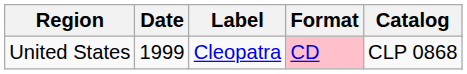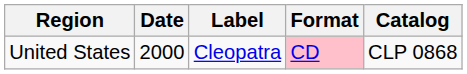(162, 52) 1999 -> (162, 52) 2000
